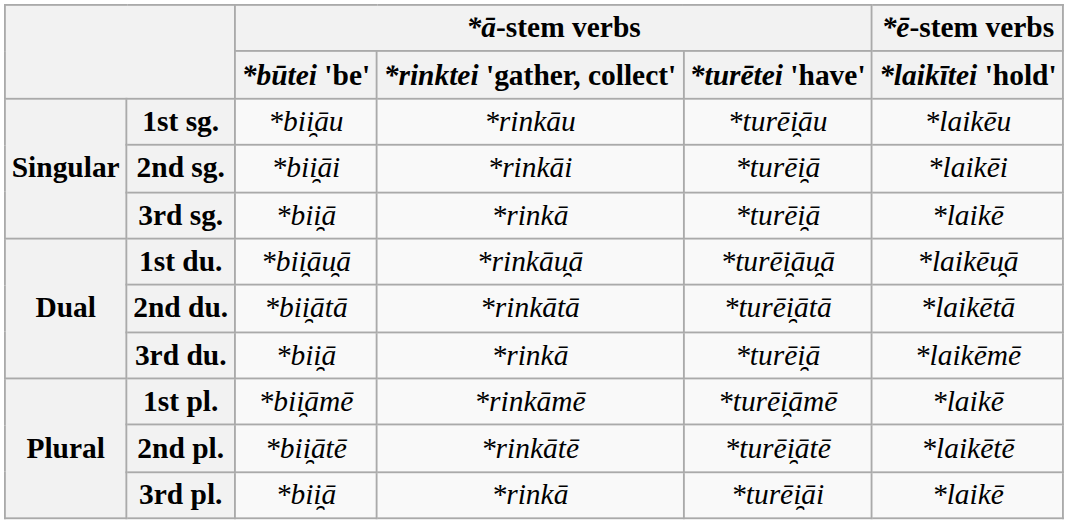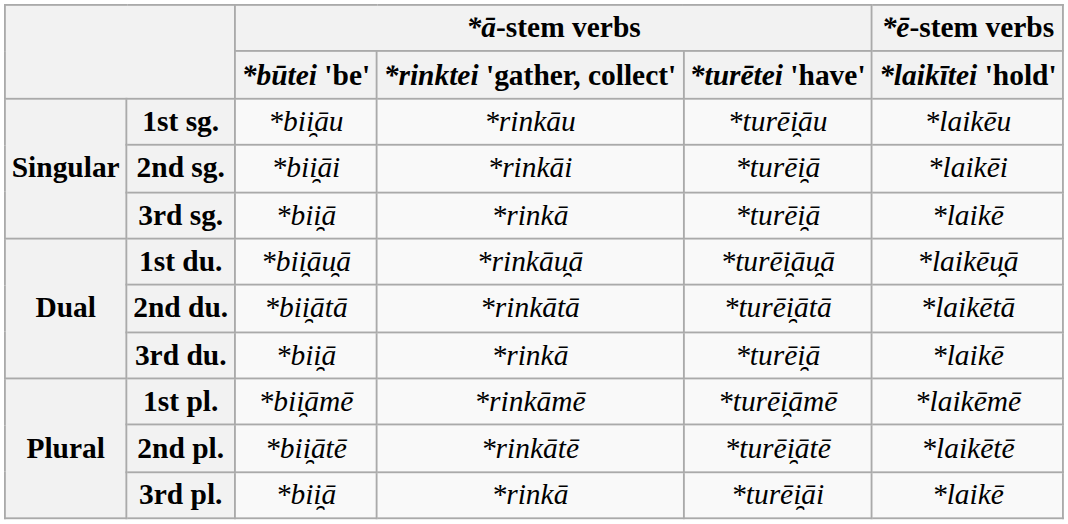(968, 354) *laikēmē -> (968, 354) *laikē
(968, 401) *laikē -> (968, 401) *laikēmē
